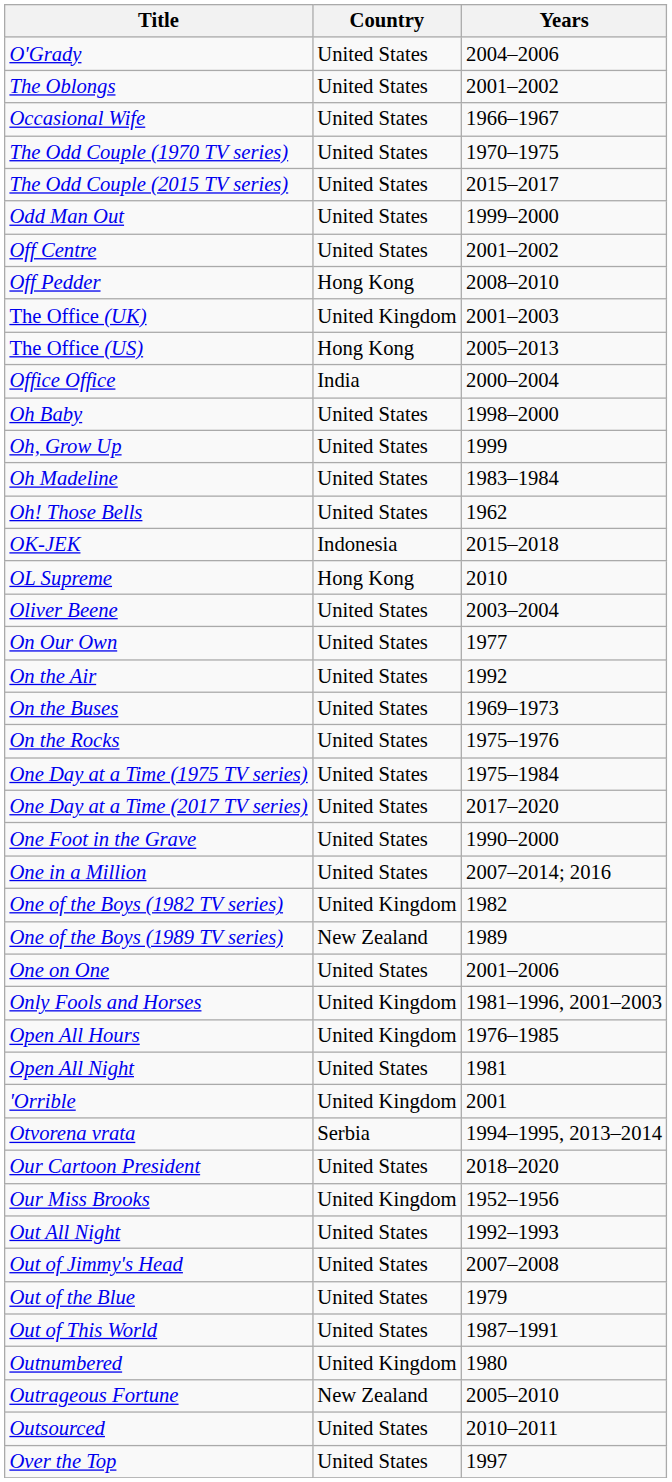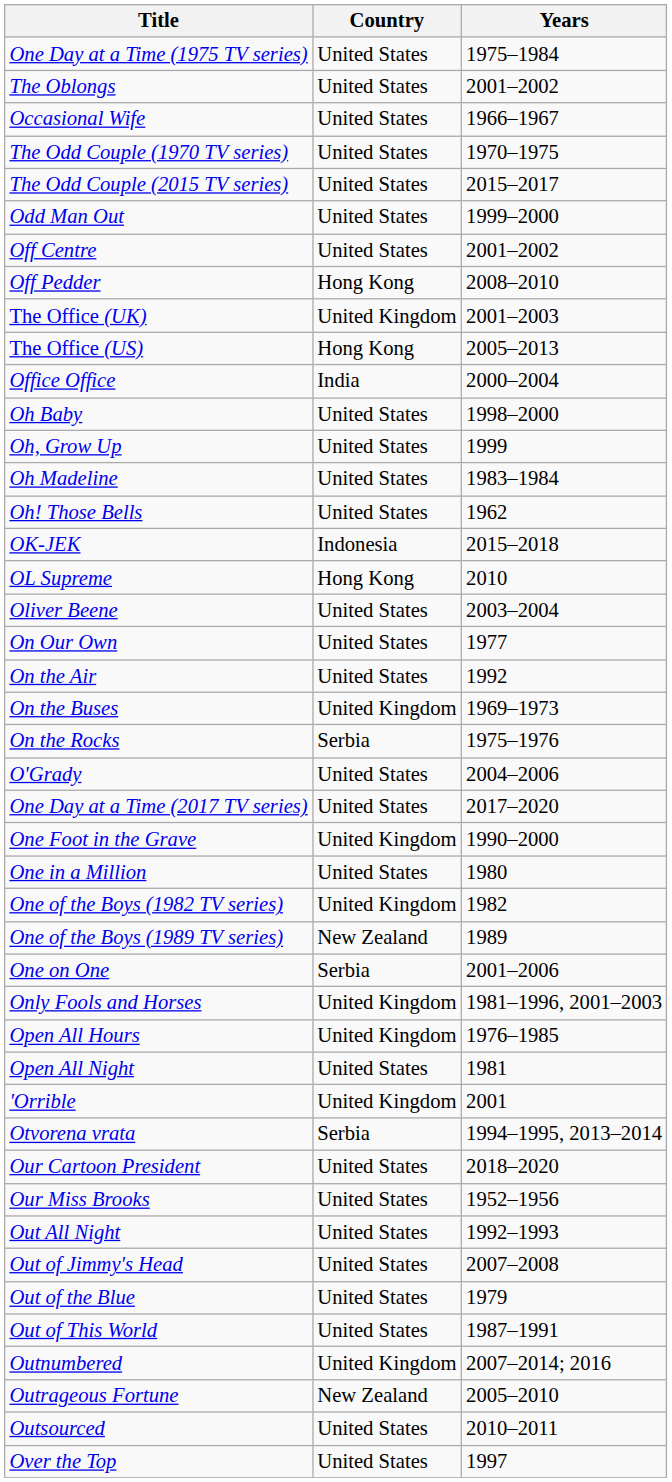rows swapped: (45, 53) <-> (159, 773)
(373, 708) United States -> (387, 708) United Kingdom
(373, 741) United States -> (344, 741) Serbia
(373, 839) United States -> (387, 839) United Kingdom
(539, 871) 2007–2014; 2016 -> (487, 871) 1980
(373, 970) United States -> (344, 970) Serbia
(387, 1199) United Kingdom -> (373, 1199) United States
(487, 1362) 1980 -> (539, 1362) 2007–2014; 2016
